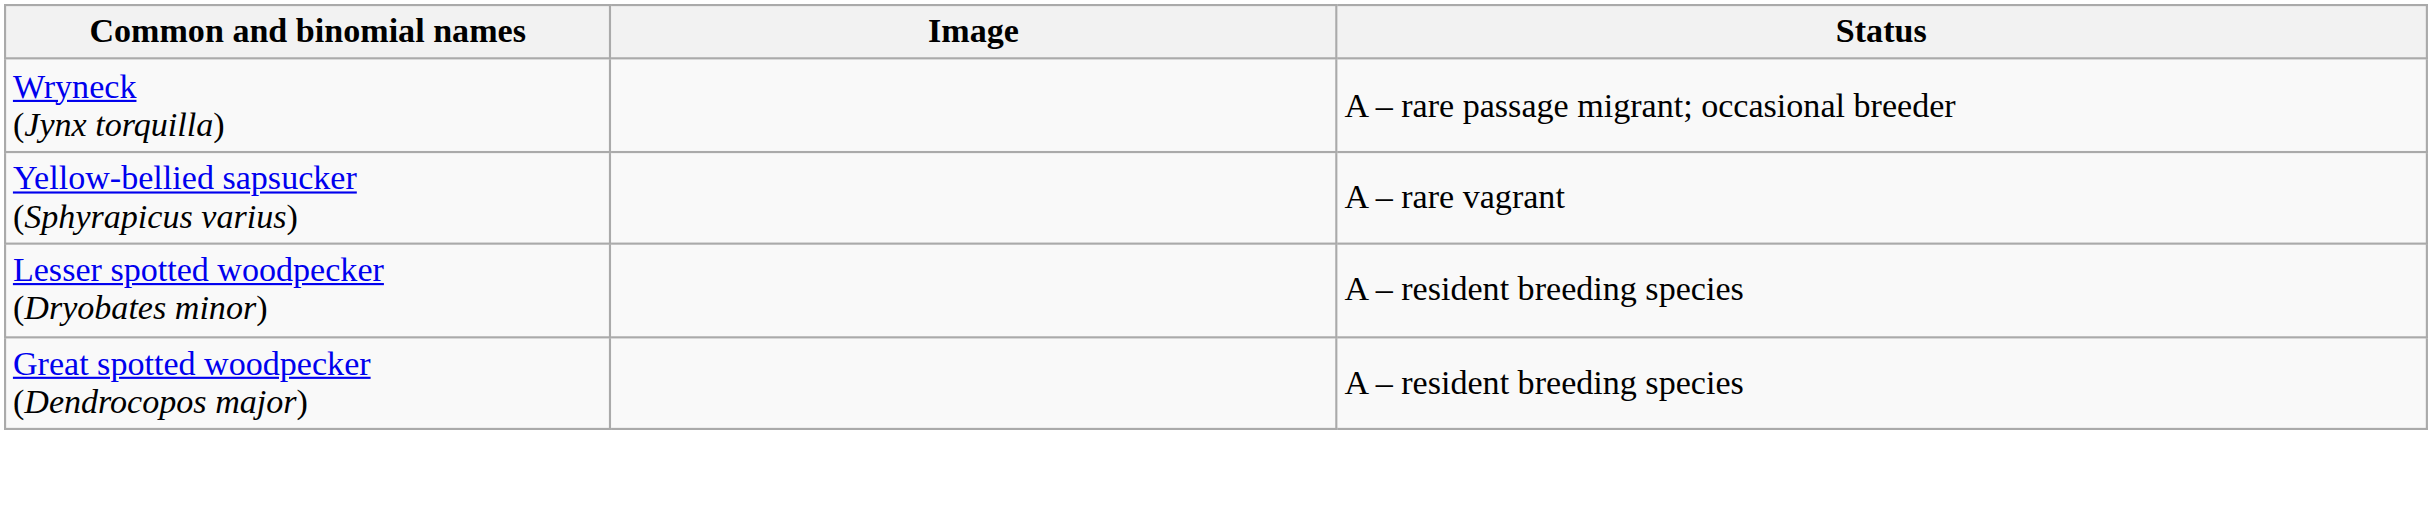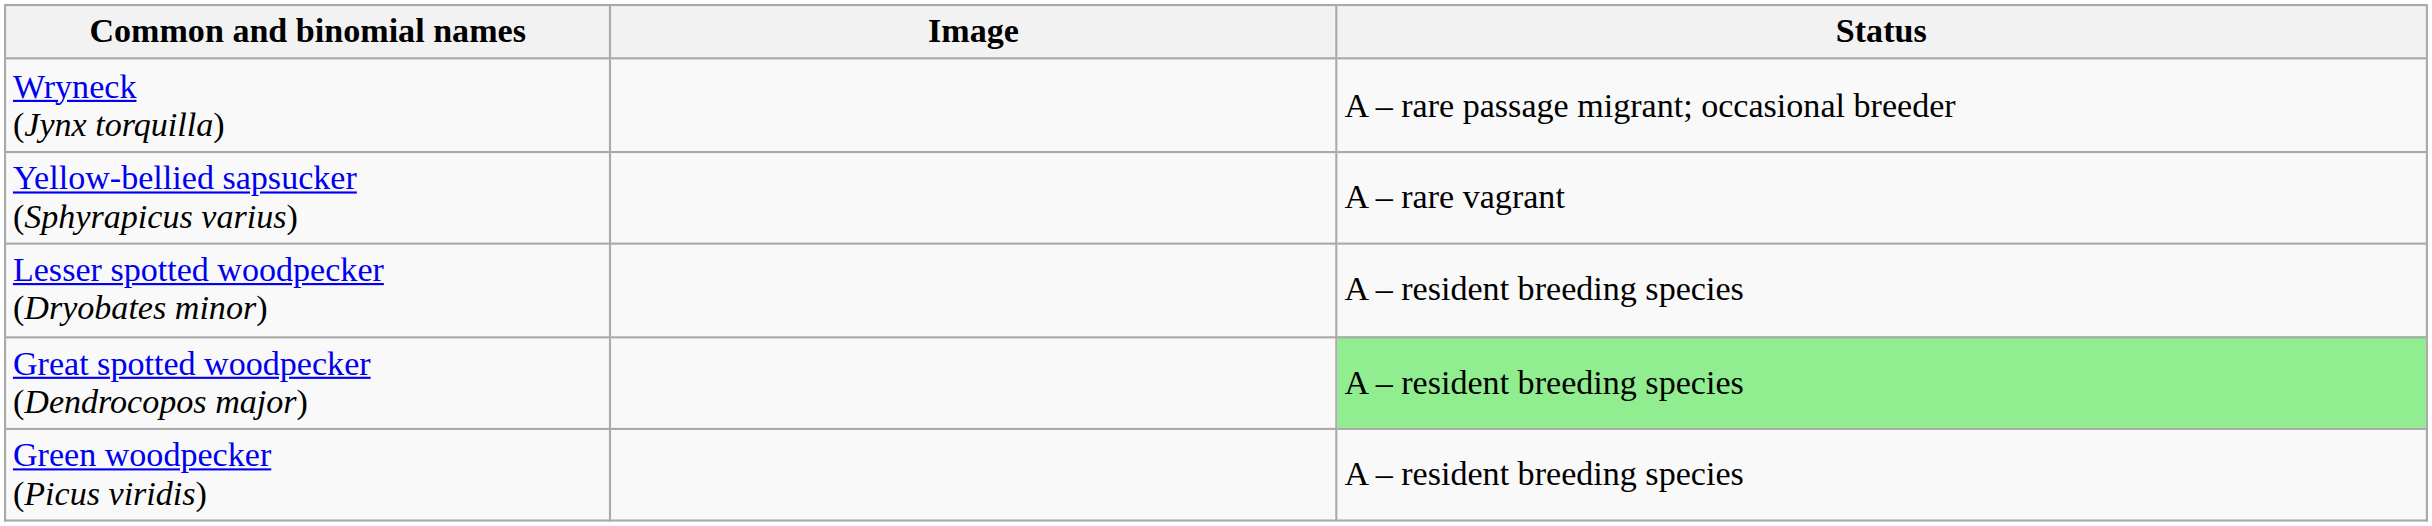(1544, 381) no background -> (1544, 381) lightgreen background
+ row: (142, 474)
